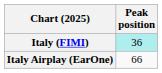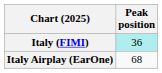(137, 59) 66 -> (137, 59) 68
